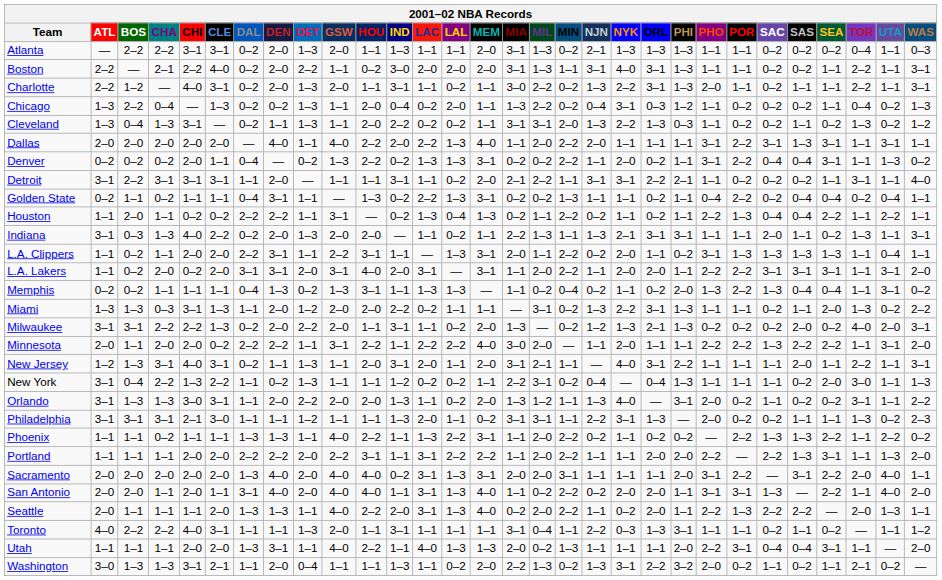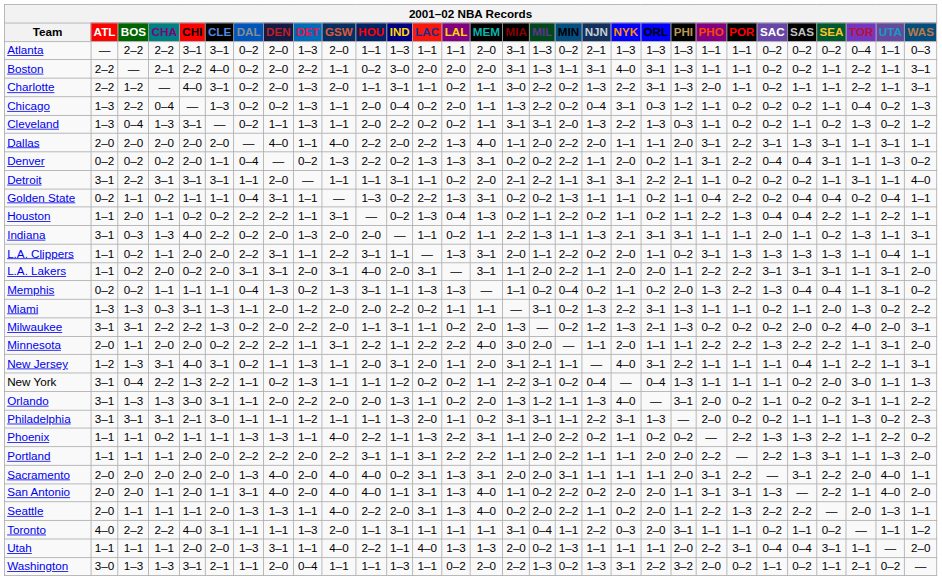(683, 143) 1–1 -> (683, 143) 2–0
(802, 364) 2–0 -> (802, 364) 0–4
(656, 530) 1–3 -> (656, 530) 2–0
